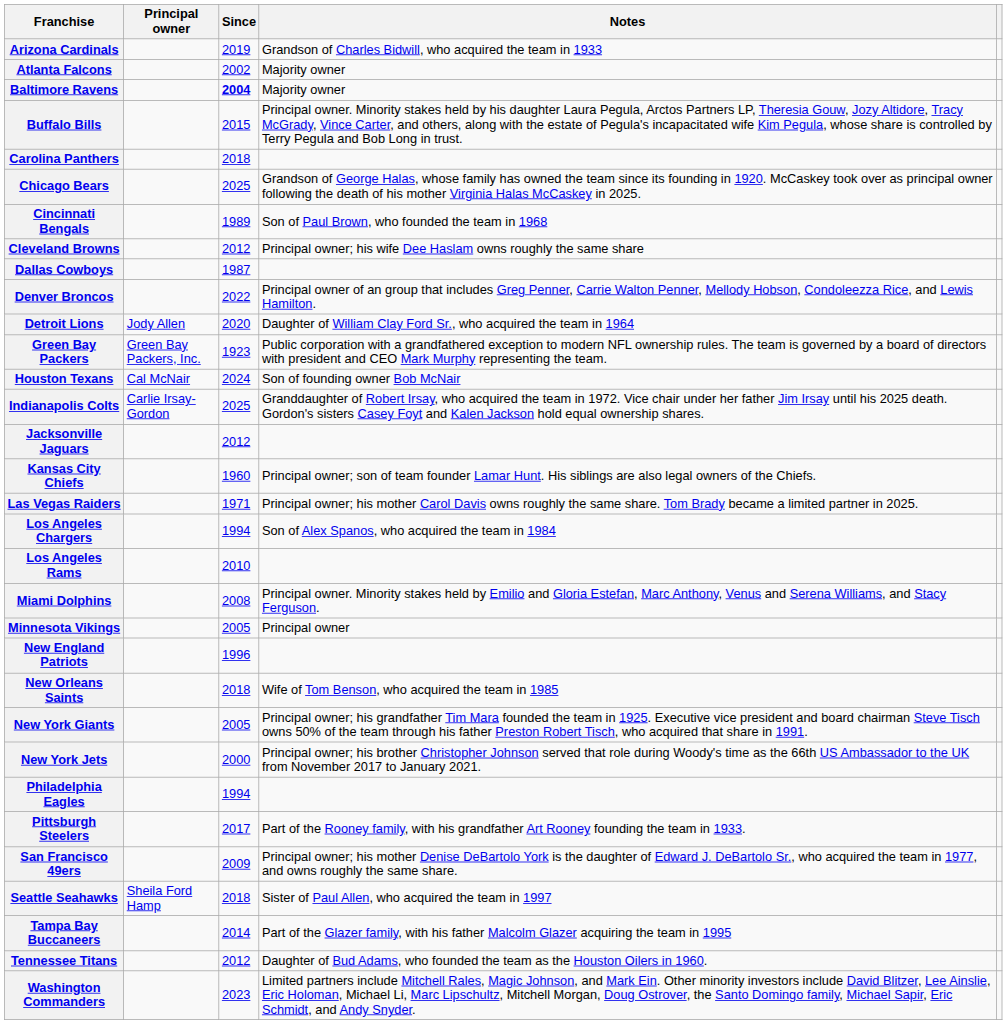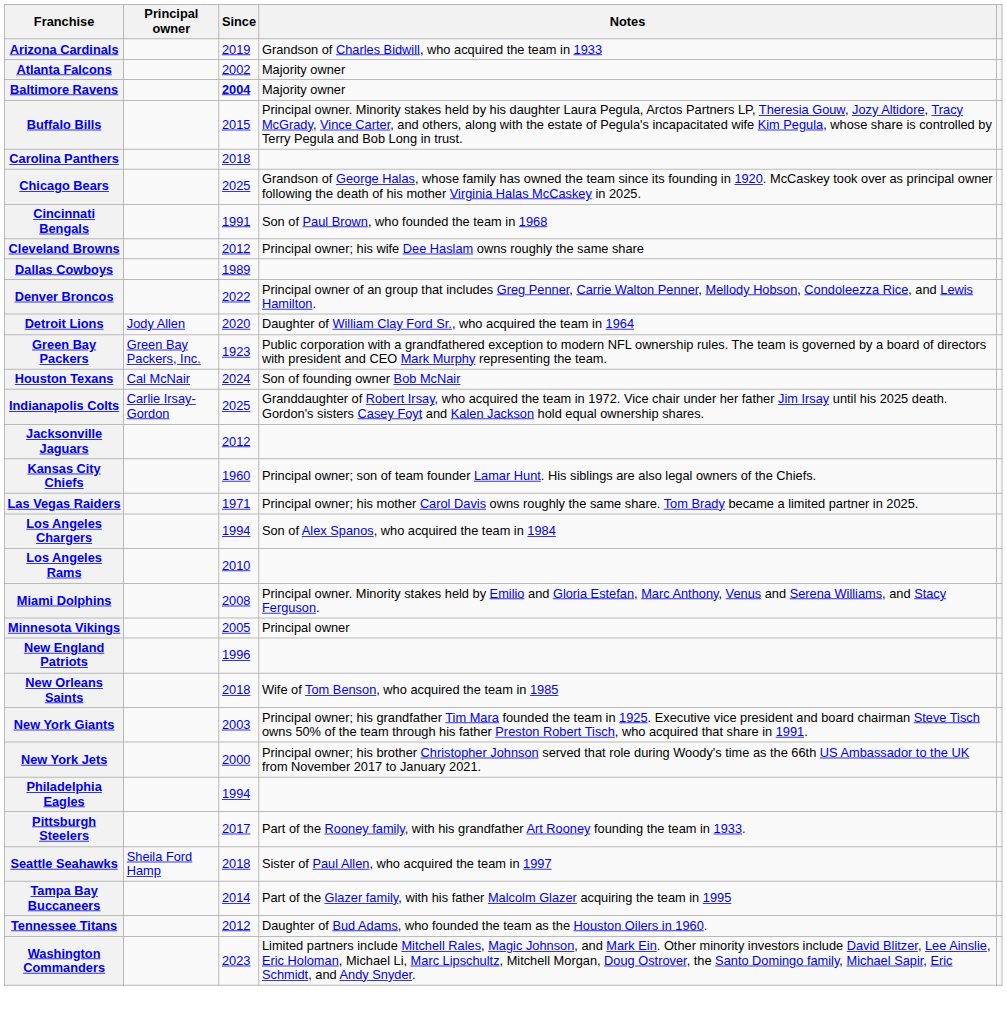(236, 221) 1989 -> (236, 221) 1991
(236, 269) 1987 -> (236, 269) 1989
(236, 725) 2005 -> (236, 725) 2003
- row: (64, 863)
